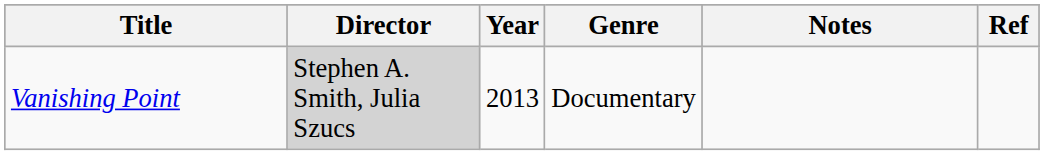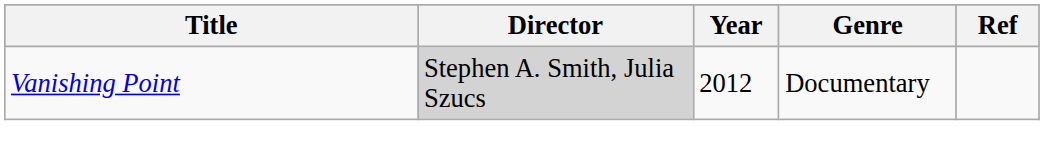- column: (840, 25)
(512, 97) 2013 -> (726, 82) 2012
